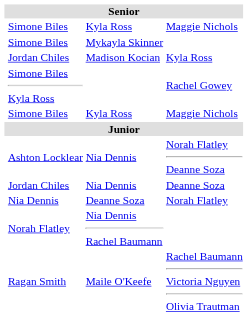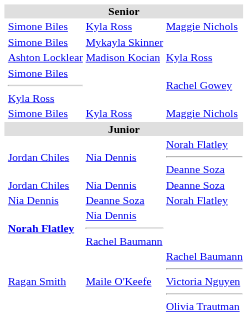(39, 57) Jordan Chiles -> (45, 57) Ashton Locklear
(45, 157) Ashton Locklear -> (39, 157) Jordan Chiles
(39, 228) normal -> (41, 228) bold
